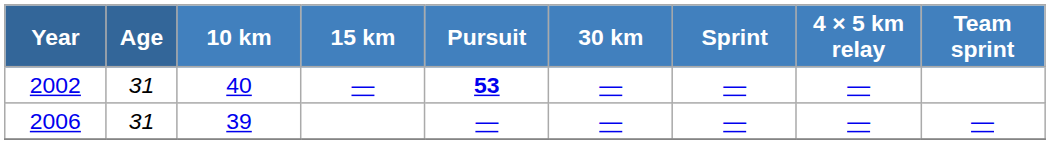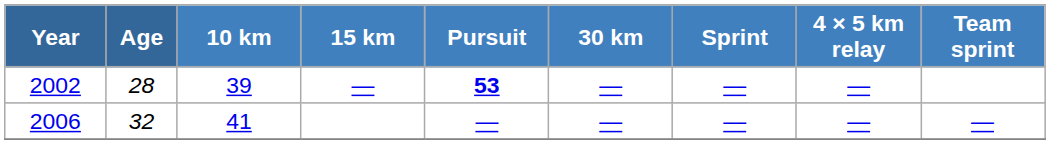(142, 85) 31 -> (142, 85) 28
(239, 85) 40 -> (239, 85) 39
(142, 121) 31 -> (142, 121) 32
(239, 121) 39 -> (239, 121) 41
